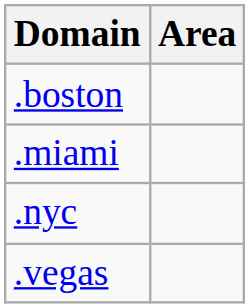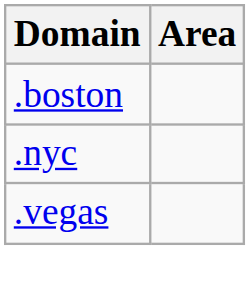- row: (66, 152)
